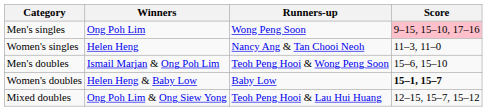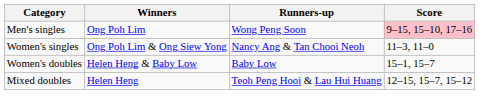(113, 47) Helen Heng -> (157, 47) Ong Poh Lim & Ong Siew Yong
- row: (38, 64)
(418, 81) bold -> (411, 64) normal
(157, 98) Ong Poh Lim & Ong Siew Yong -> (113, 81) Helen Heng
